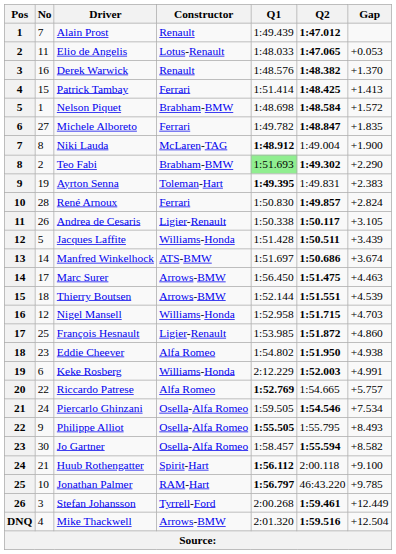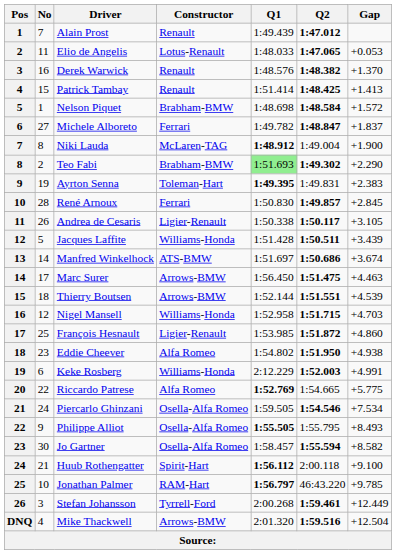(175, 89) Ferrari -> (177, 89) Renault
(367, 126) +1.835 -> (367, 126) +1.837
(367, 202) +2.824 -> (367, 202) +2.845
(367, 390) +5.757 -> (367, 390) +5.775
